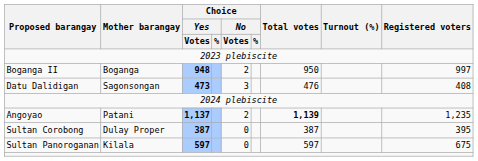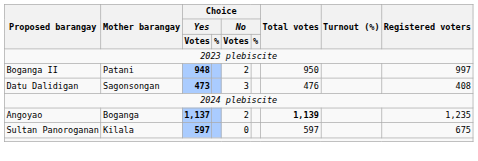(121, 70) Boganga -> (118, 70) Patani
(118, 115) Patani -> (121, 115) Boganga
- row: (45, 130)
